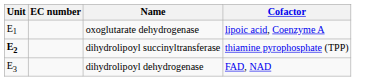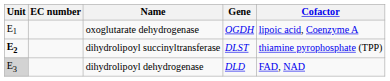+ column: (240, 12)
(12, 67) no background -> (12, 67) lightgrey background
